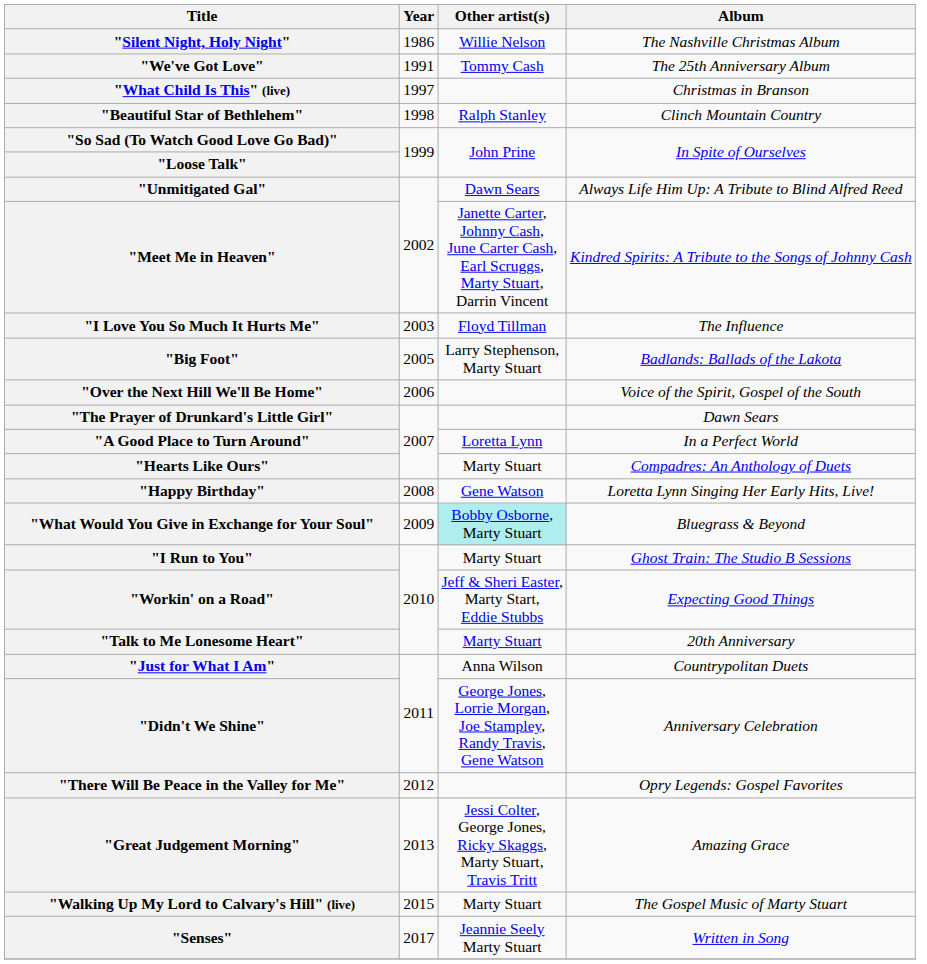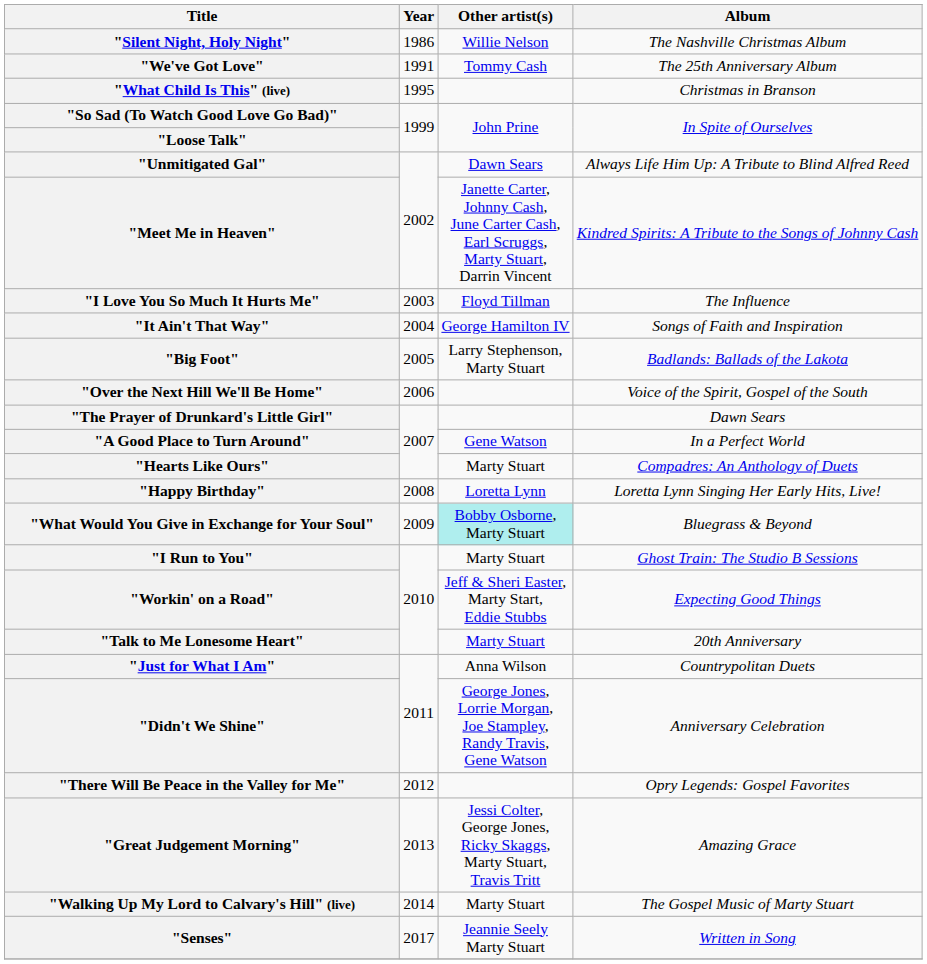(419, 90) 1997 -> (419, 90) 1995
- row: (202, 115)
+ row: (202, 325)
(502, 441) Loretta Lynn -> (505, 441) Gene Watson
(502, 490) Gene Watson -> (505, 490) Loretta Lynn
(419, 904) 2015 -> (419, 904) 2014
